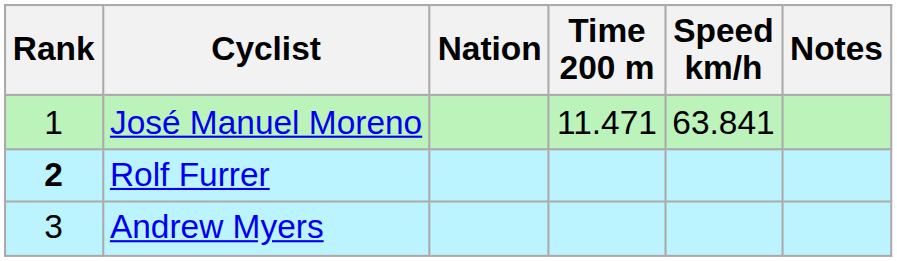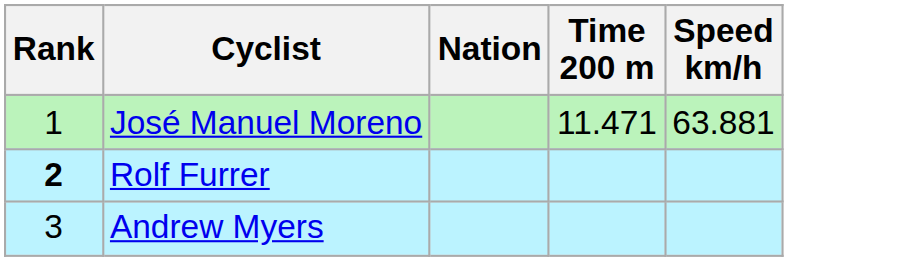- column: (836, 49)
(723, 121) 63.841 -> (723, 121) 63.881
